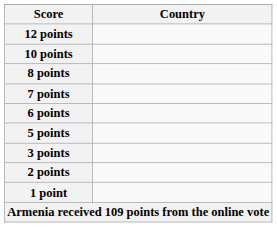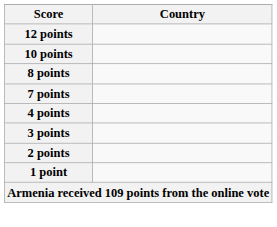- row: (49, 113)
- row: (49, 133)
+ row: (49, 113)
